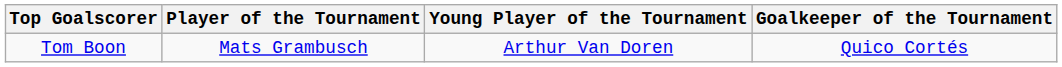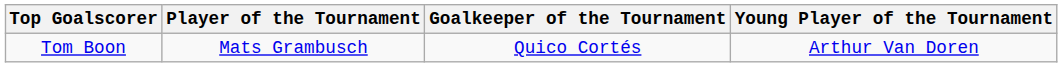columns swapped: (904, 19) <-> (588, 19)
